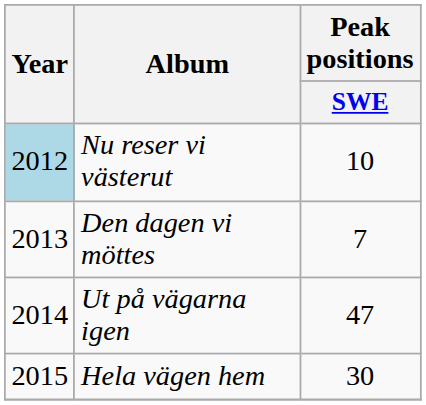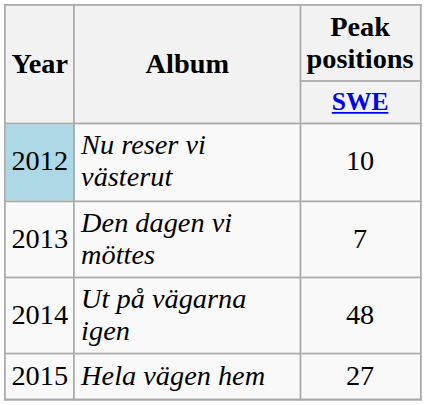(360, 315) 47 -> (360, 315) 48
(360, 376) 30 -> (360, 376) 27
